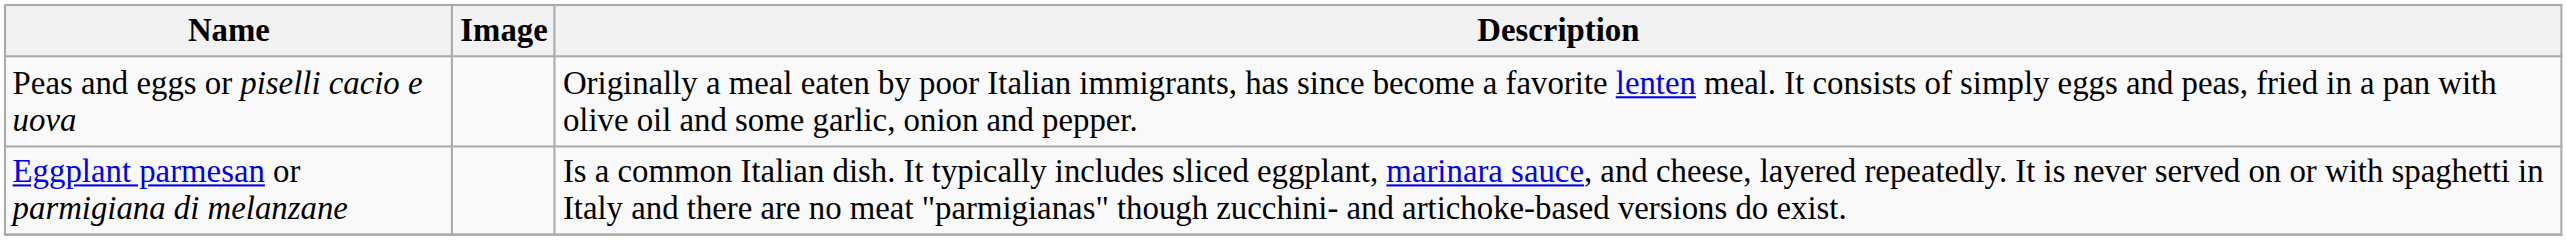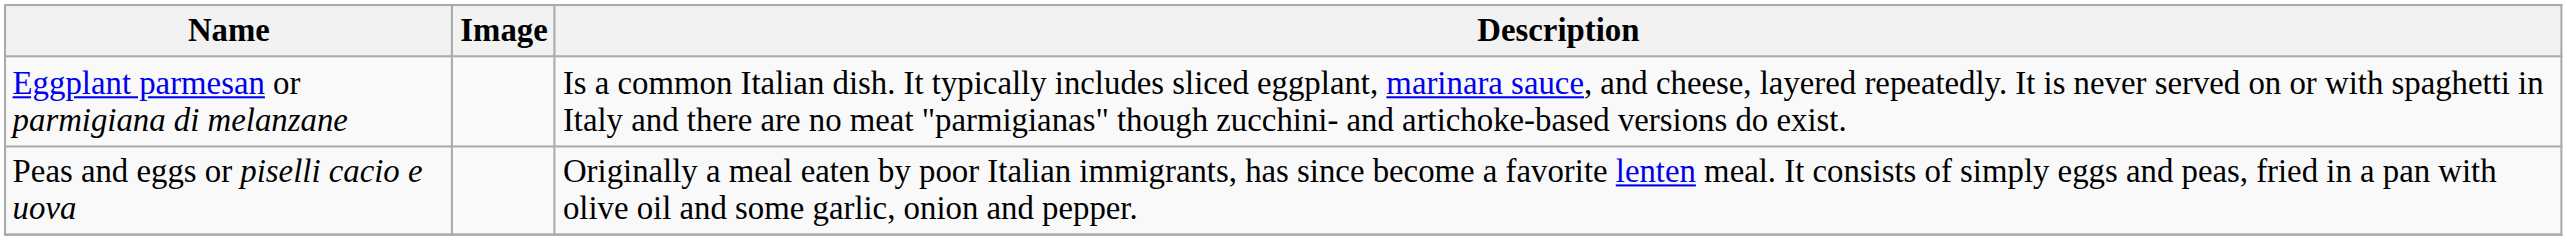rows swapped: (180, 189) <-> (218, 100)
